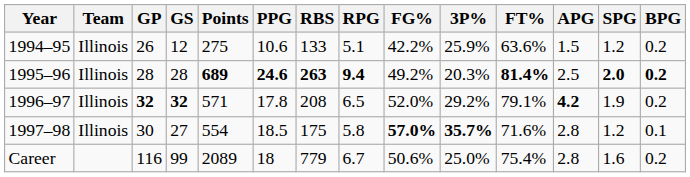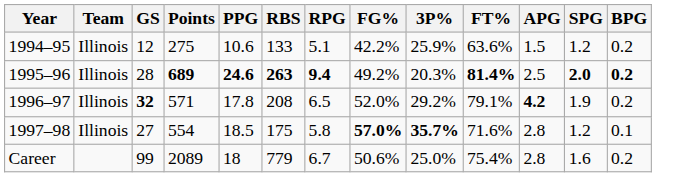- column: (149, 18)
